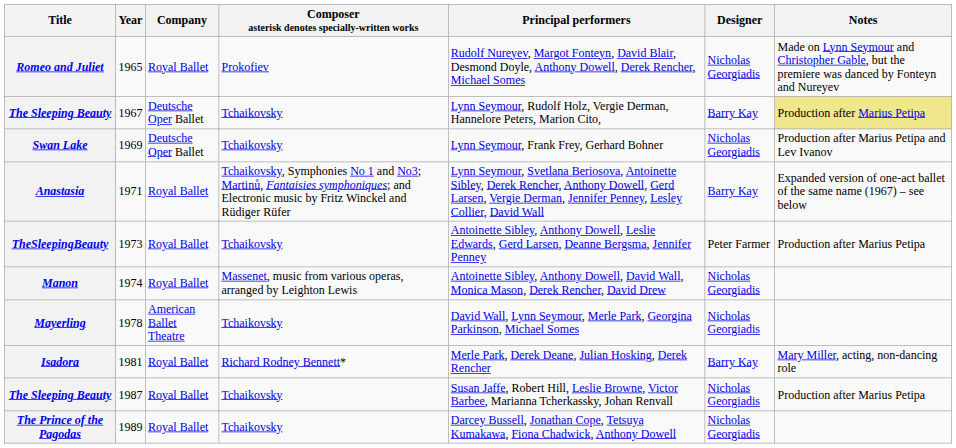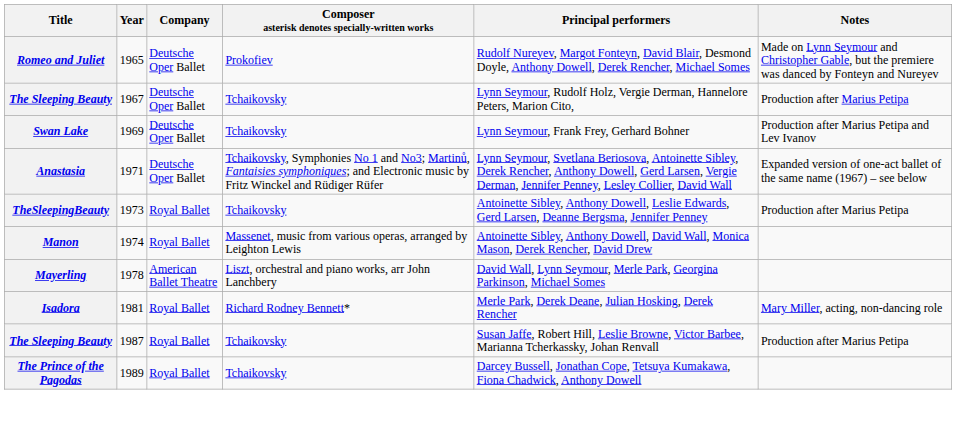- column: (740, 20)
(178, 66) Royal Ballet -> (177, 60) Deutsche Oper Ballet
(851, 112) khaki background -> (835, 99) no background
(178, 191) Royal Ballet -> (177, 171) Deutsche Oper Ballet
(252, 322) Tchaikovsky -> (328, 275) Liszt, orchestral and piano works, arr John Lanchbery
